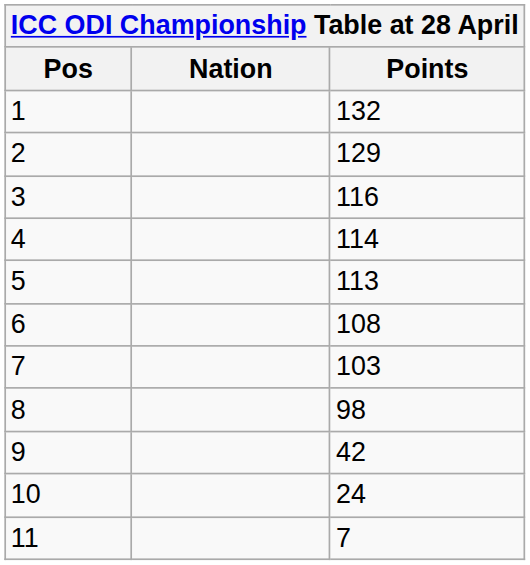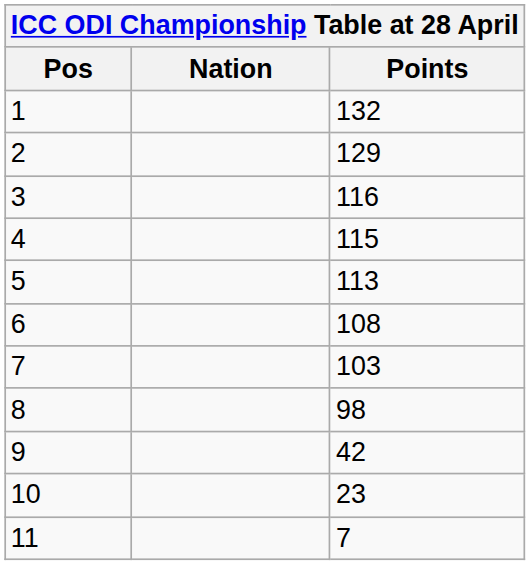(358, 238) 114 -> (358, 238) 115
(351, 494) 24 -> (351, 494) 23
